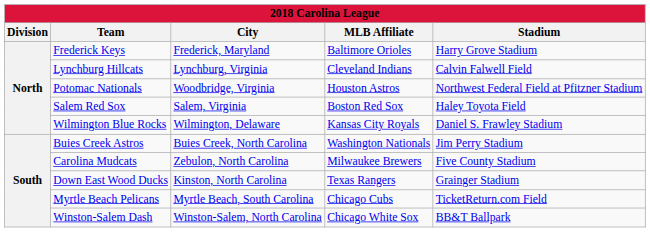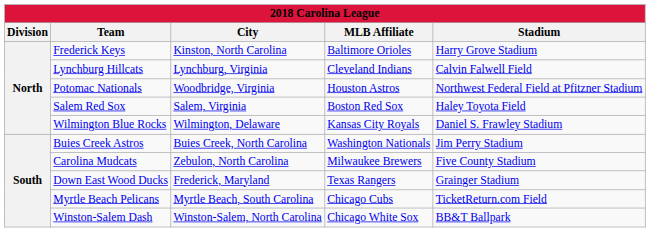(221, 50) Frederick, Maryland -> (230, 50) Kinston, North Carolina
(230, 180) Kinston, North Carolina -> (221, 180) Frederick, Maryland
